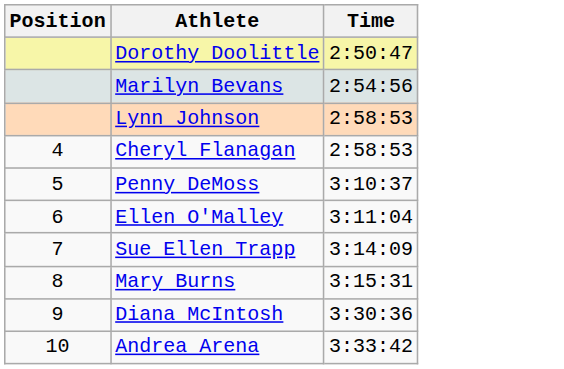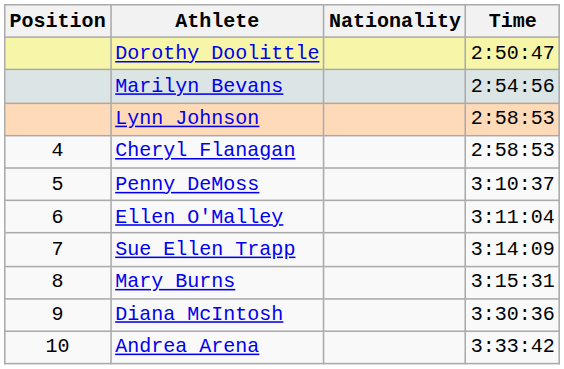+ column: (395, 21)
